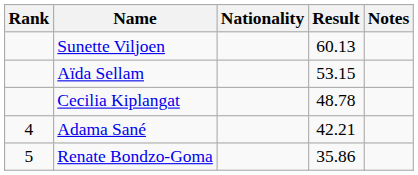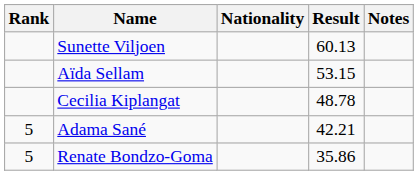(29, 128) 4 -> (29, 128) 5
